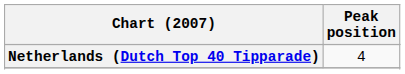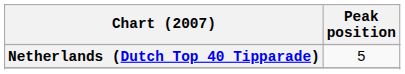(361, 56) 4 -> (361, 56) 5
